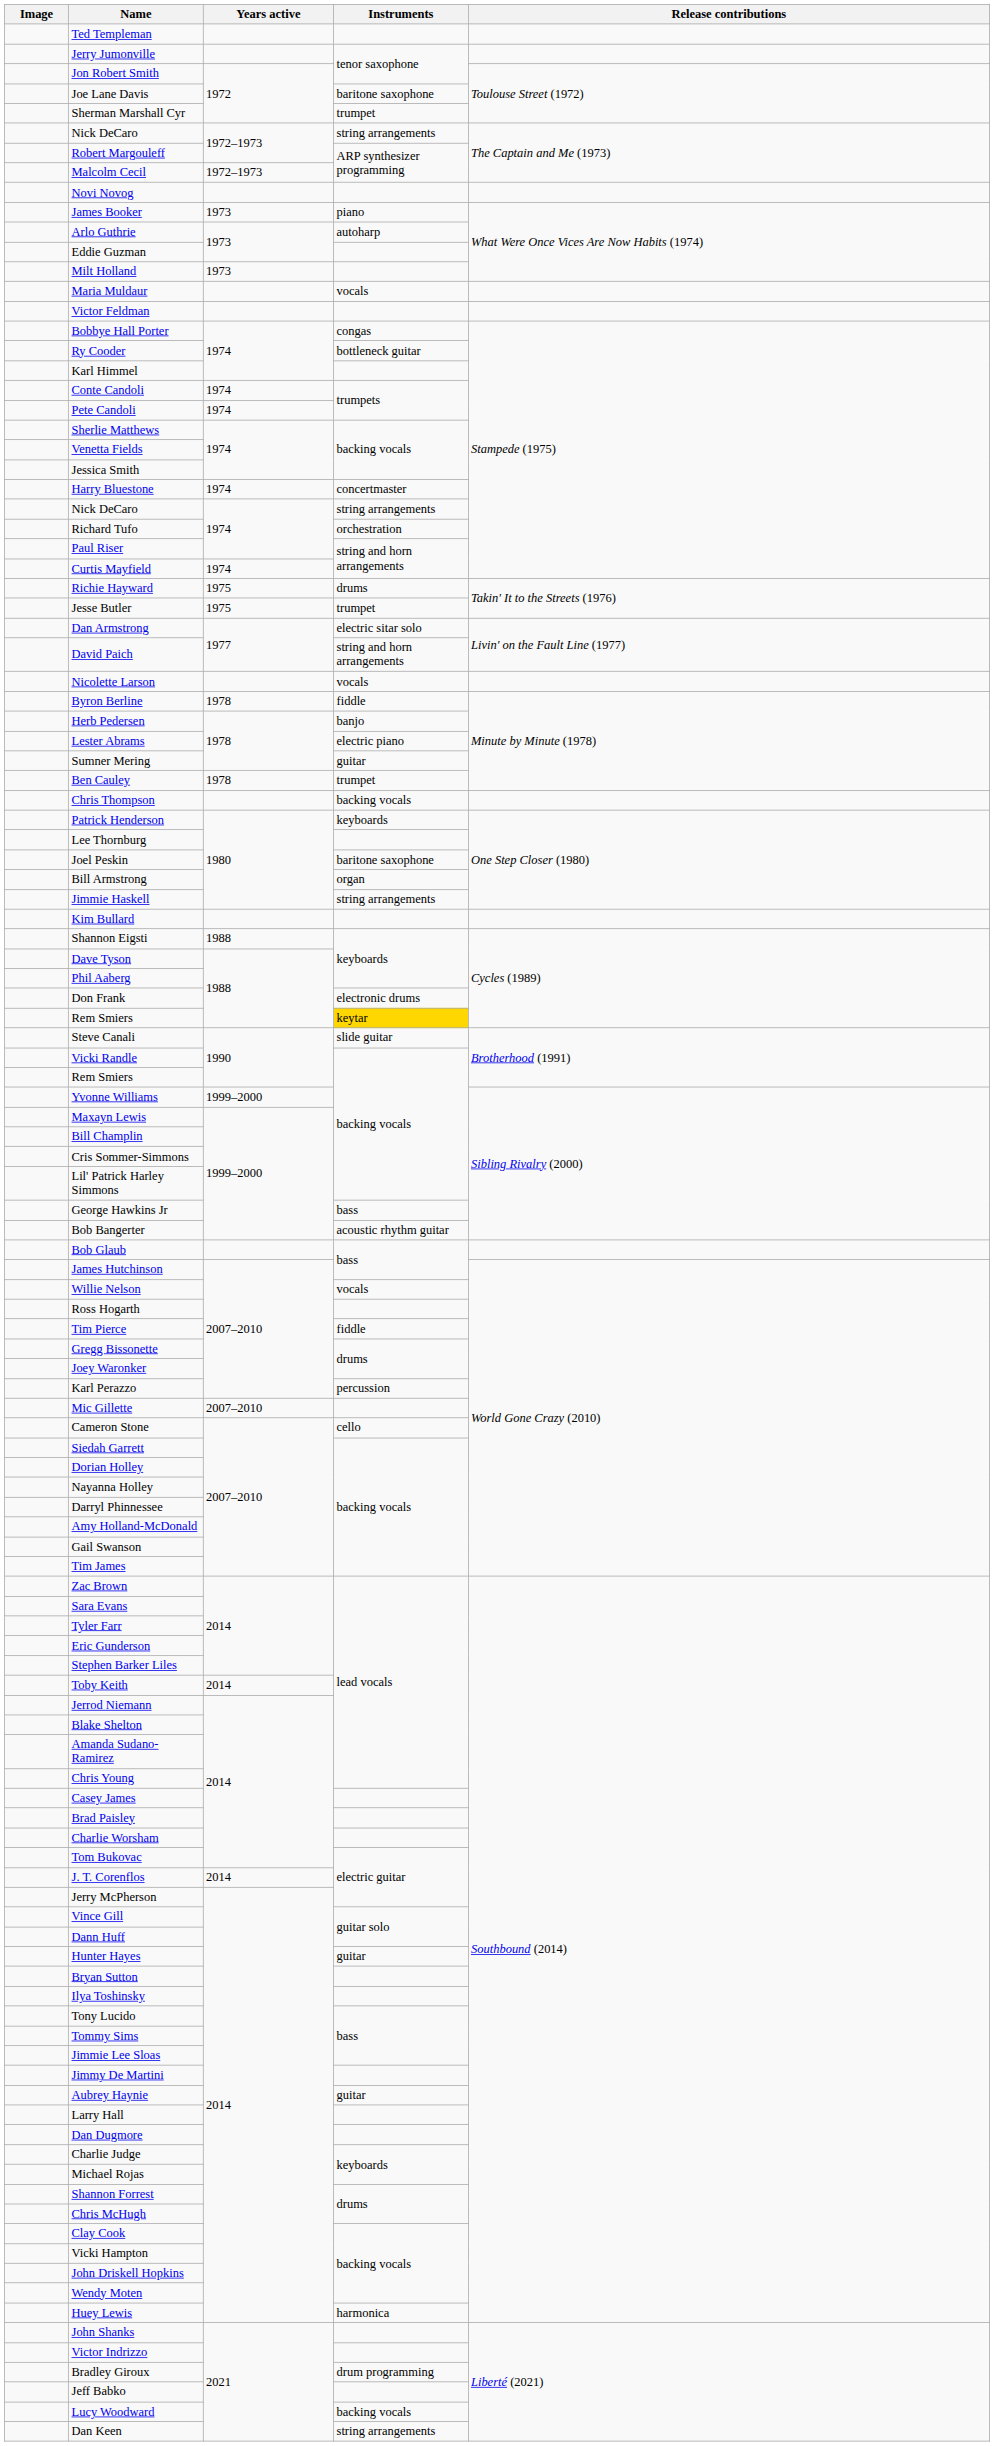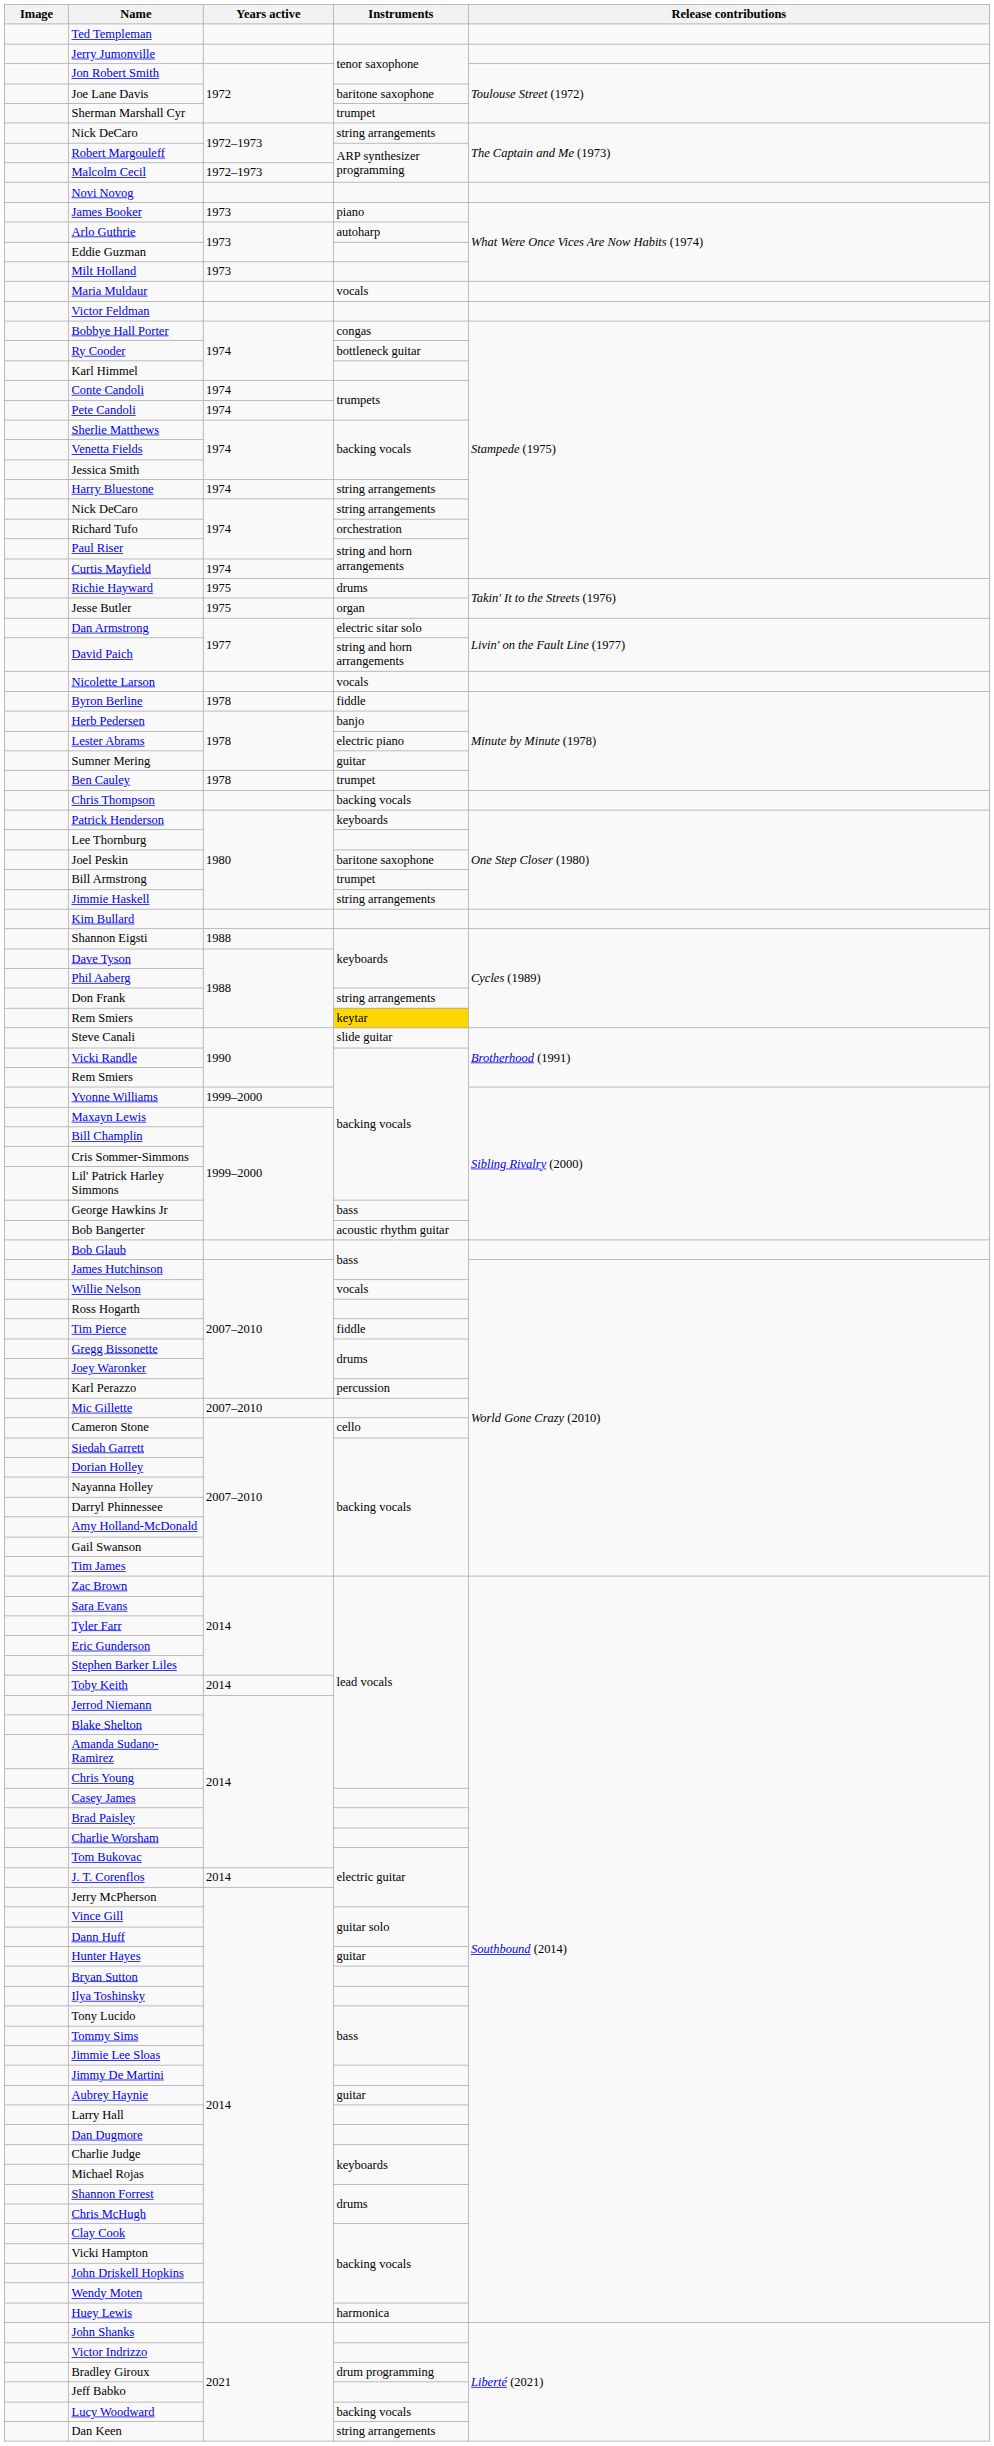(372, 489) concertmaster -> (386, 489) string arrangements
(356, 608) trumpet -> (351, 608) organ
(351, 879) organ -> (356, 879) trumpet
(378, 998) electronic drums -> (386, 998) string arrangements
